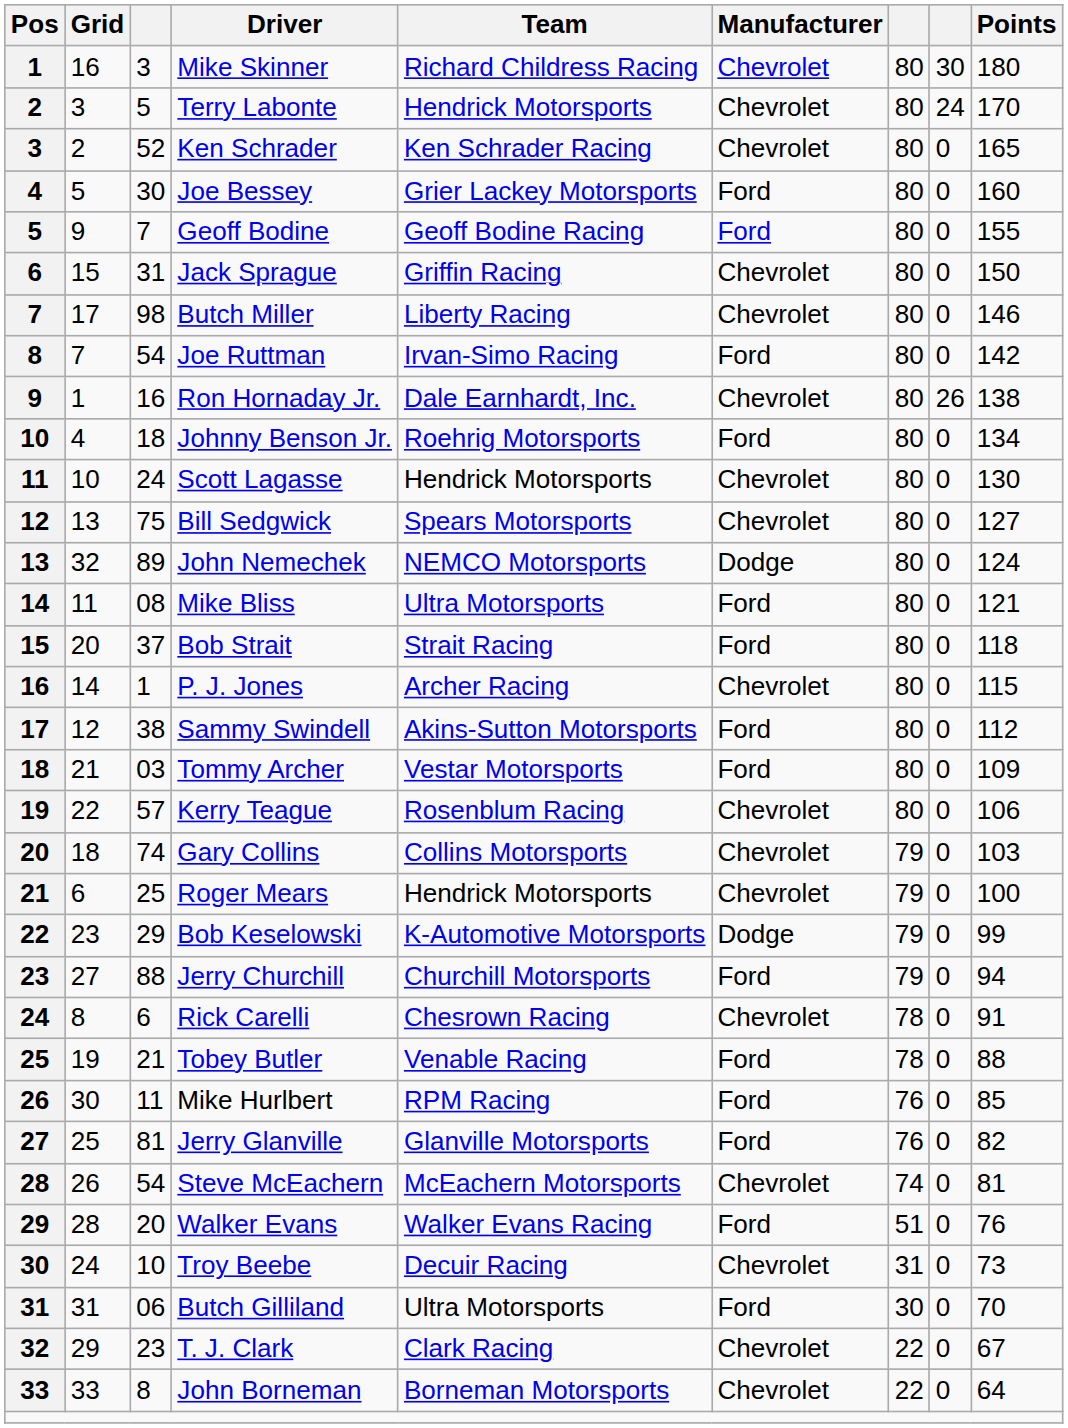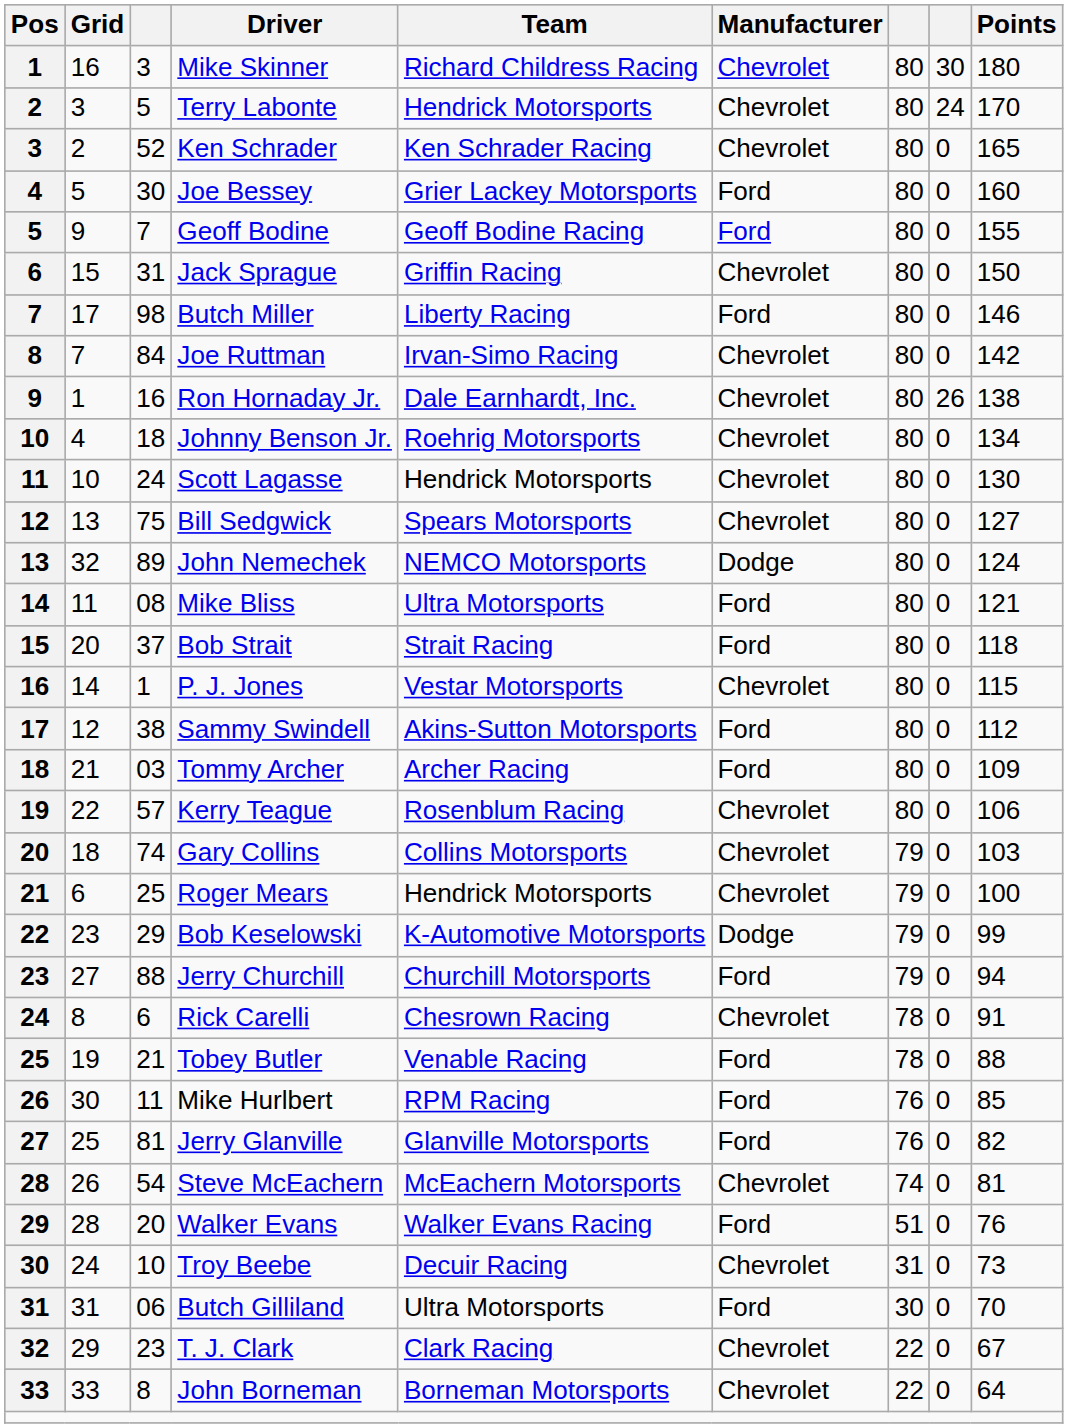(773, 314) Chevrolet -> (744, 314) Ford
(151, 356) 54 -> (151, 356) 84
(744, 356) Ford -> (773, 356) Chevrolet
(744, 438) Ford -> (773, 438) Chevrolet
(487, 686) Archer Racing -> (513, 686) Vestar Motorsports
(513, 769) Vestar Motorsports -> (487, 769) Archer Racing
